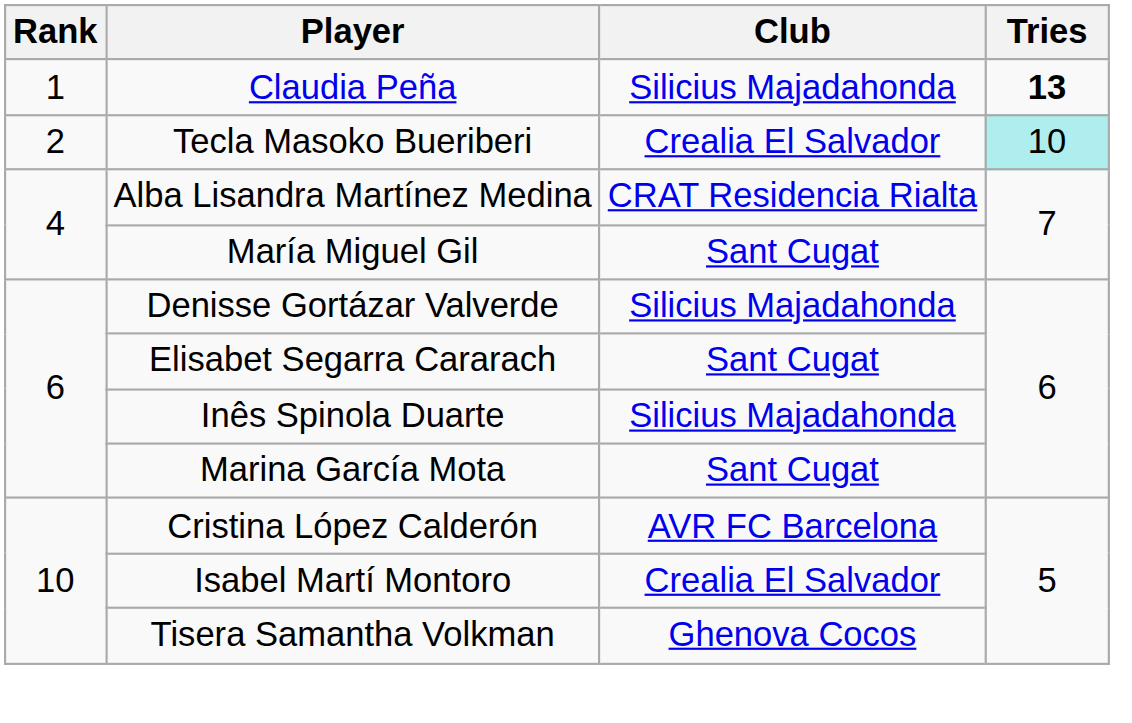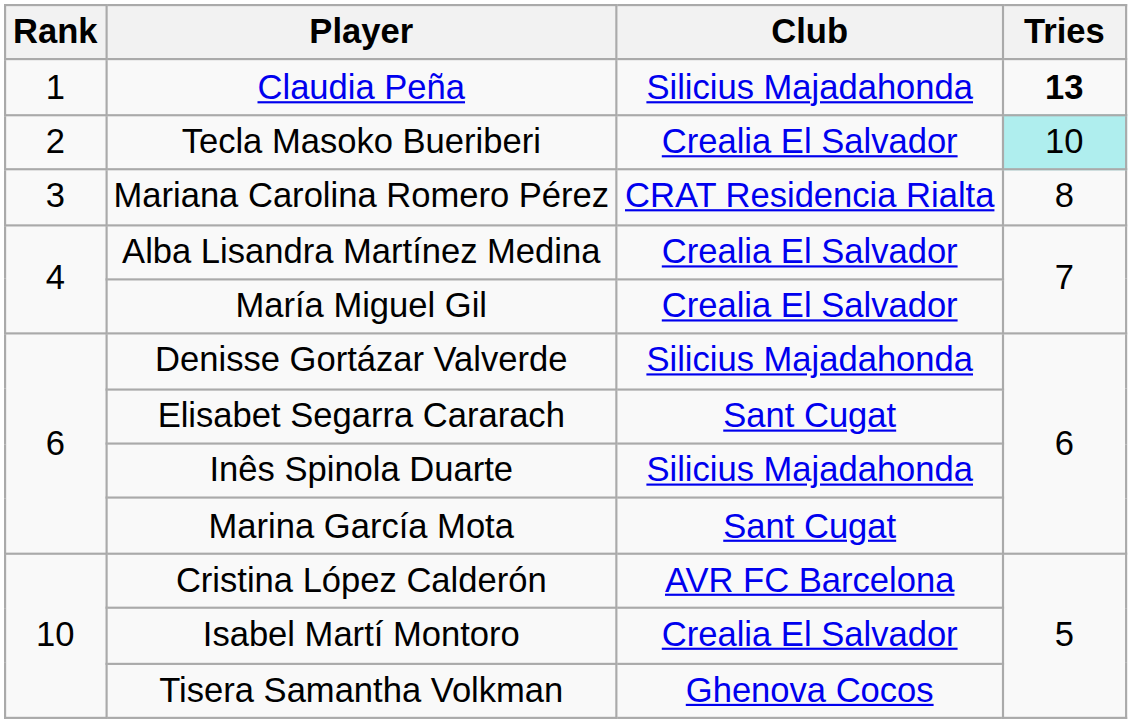+ row: (361, 196)
(792, 196) CRAT Residencia Rialta -> (810, 251) Crealia El Salvador
(792, 251) Sant Cugat -> (810, 305) Crealia El Salvador
